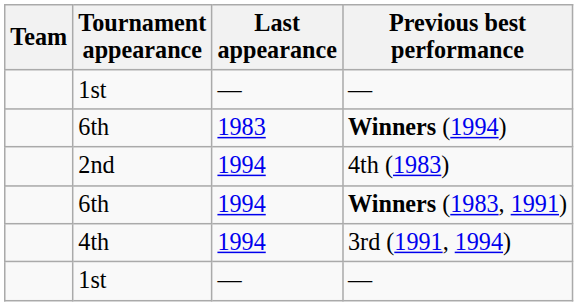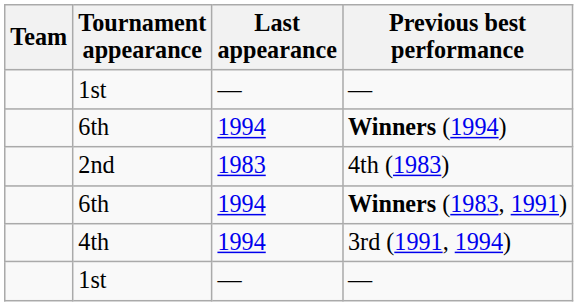(242, 127) 1983 -> (242, 127) 1994
(242, 165) 1994 -> (242, 165) 1983
